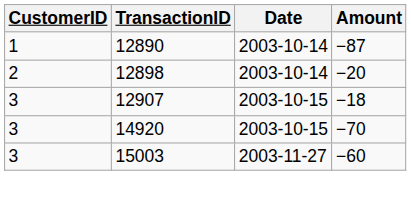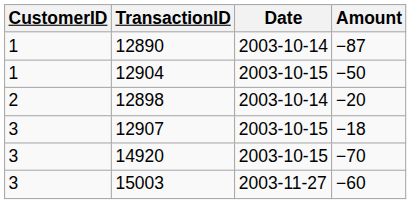+ row: (140, 73)
